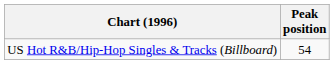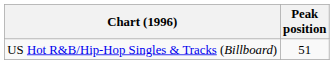(305, 49) 54 -> (305, 49) 51
